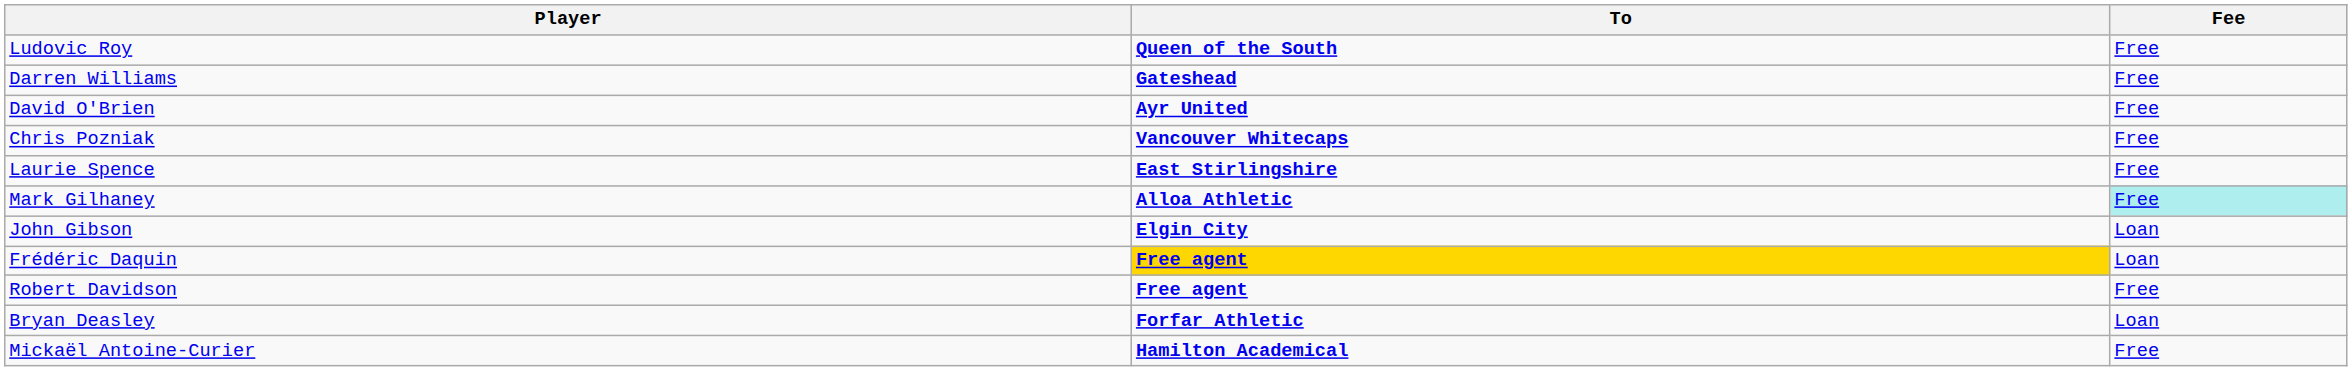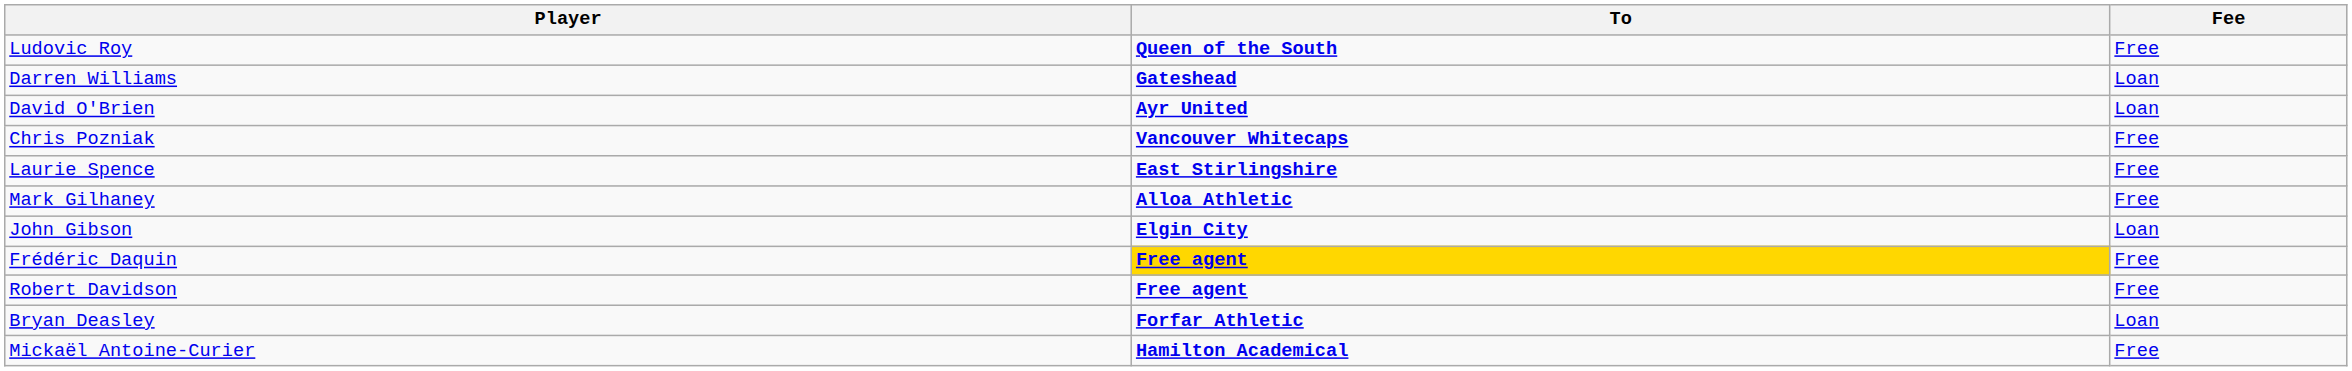(2137, 80) Free -> (2137, 80) Loan
(2137, 110) Free -> (2137, 110) Loan
(2137, 201) paleturquoise background -> (2137, 201) no background
(2137, 261) Loan -> (2137, 261) Free
